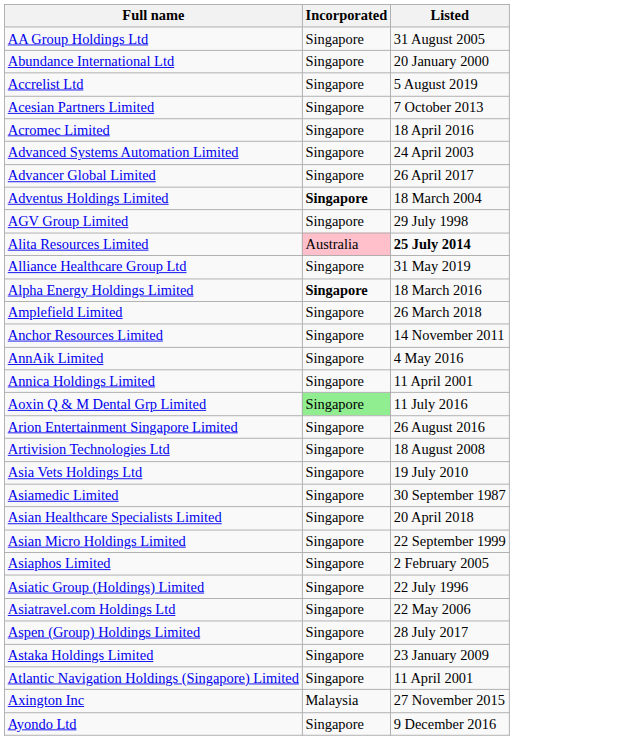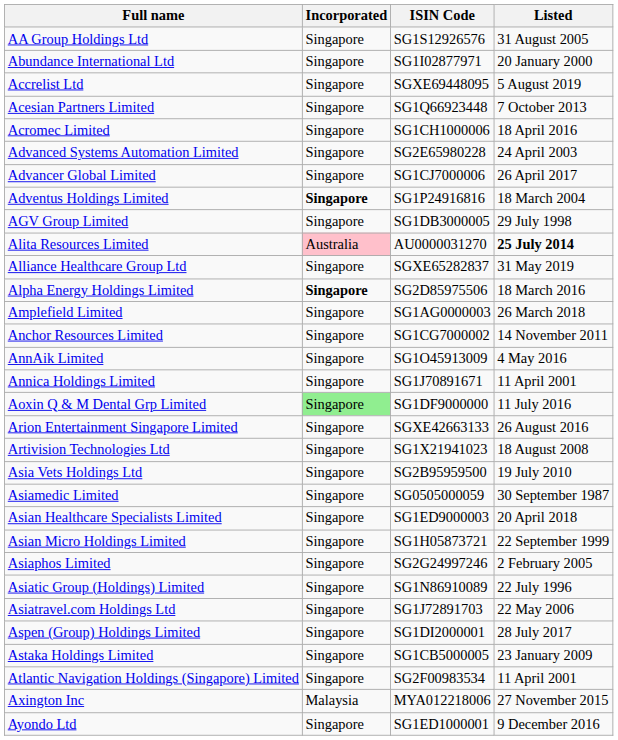+ column: (442, 15)
